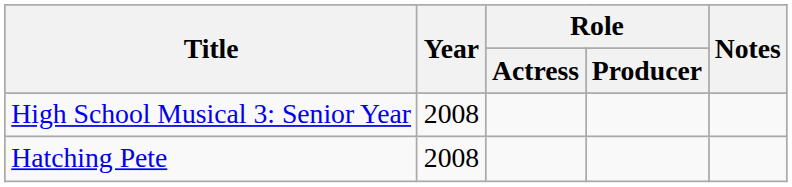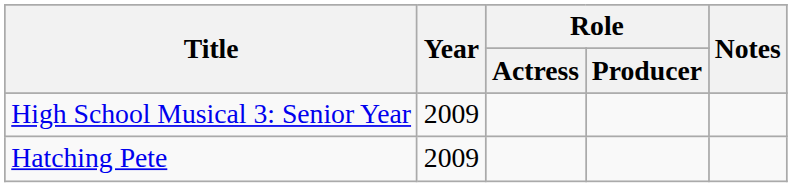(452, 114) 2008 -> (452, 114) 2009
(452, 158) 2008 -> (452, 158) 2009
